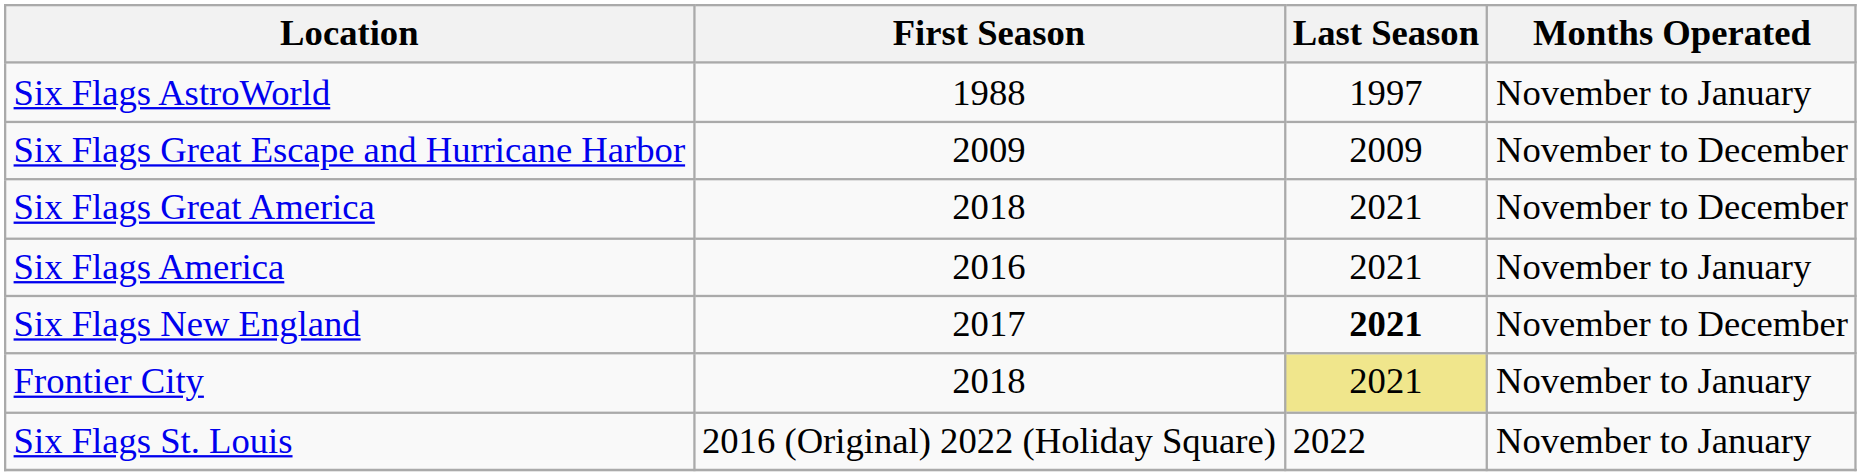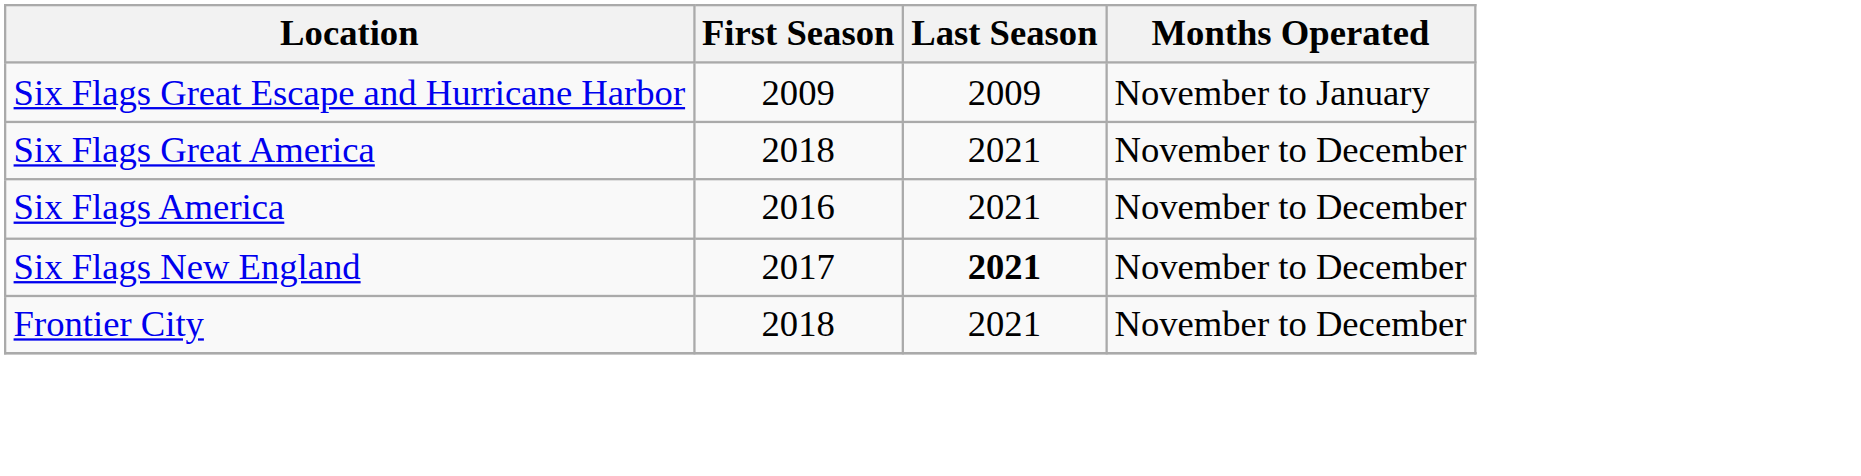- row: (172, 91)
(1672, 149) November to December -> (1272, 91) November to January
(1654, 265) November to January -> (1290, 207) November to December
(1386, 382) khaki background -> (1004, 324) no background
(1654, 382) November to January -> (1290, 324) November to December
- row: (153, 440)
